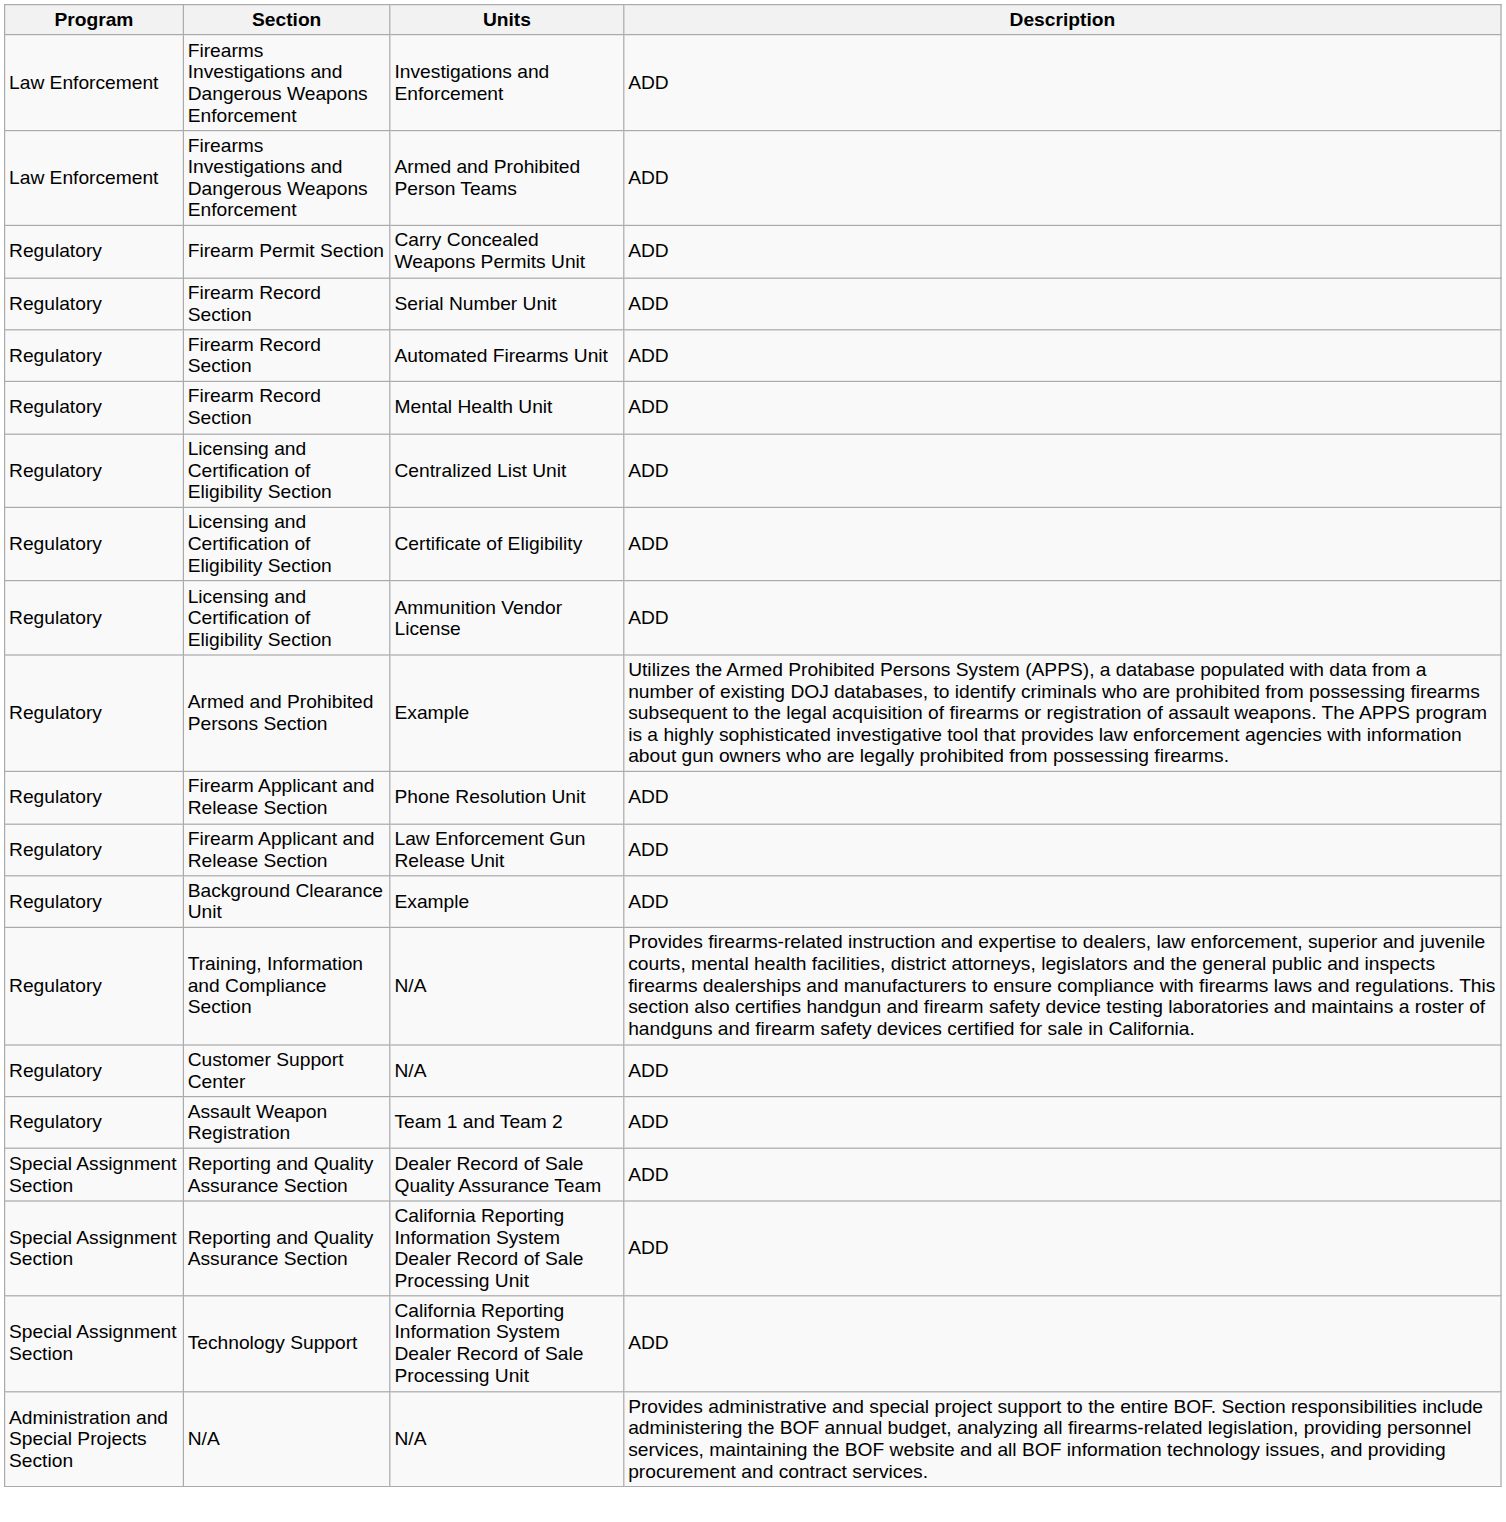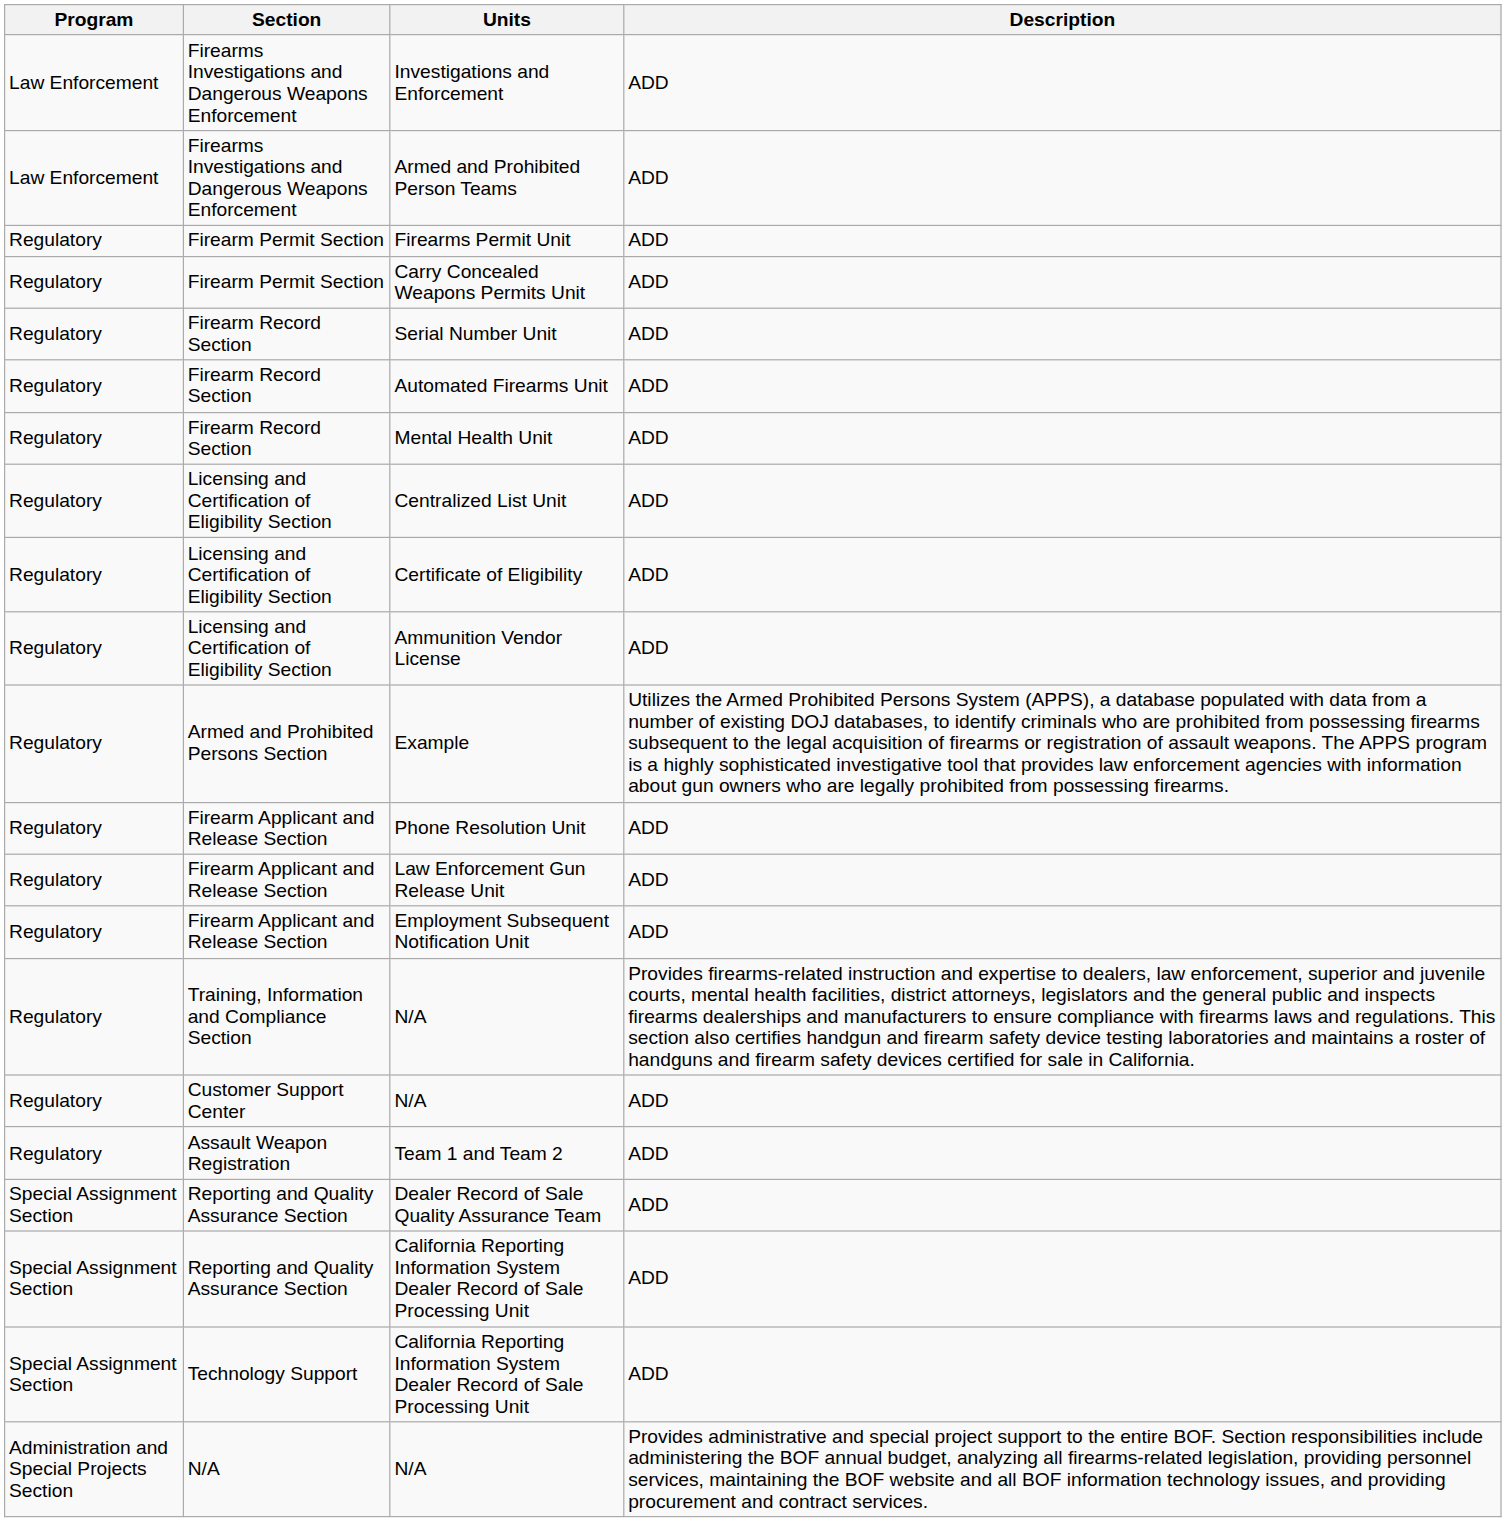+ row: (286, 240)
+ row: (281, 932)
- row: (285, 901)
